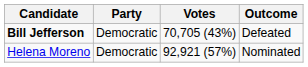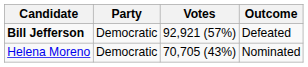(200, 33) 70,705 (43%) -> (200, 33) 92,921 (57%)
(200, 52) 92,921 (57%) -> (200, 52) 70,705 (43%)
